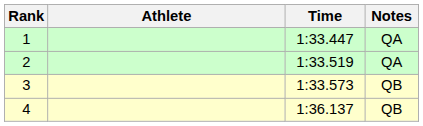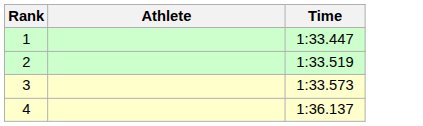- column: (392, 16)
